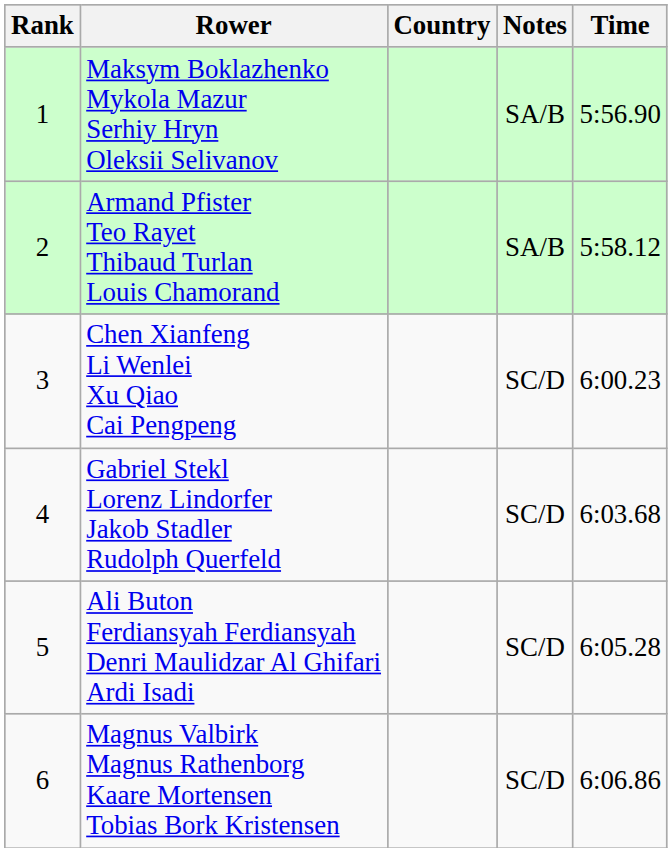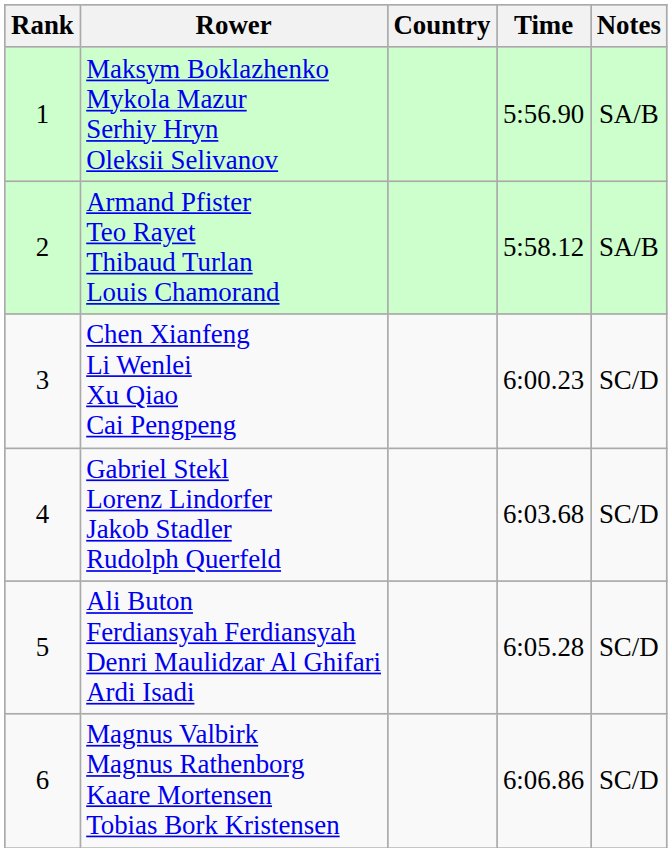columns swapped: (620, 25) <-> (535, 25)
